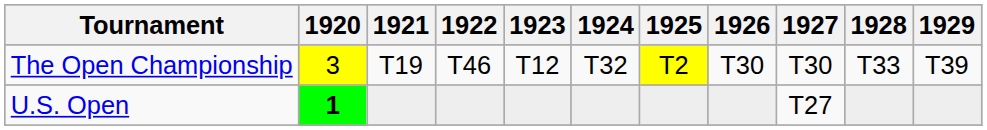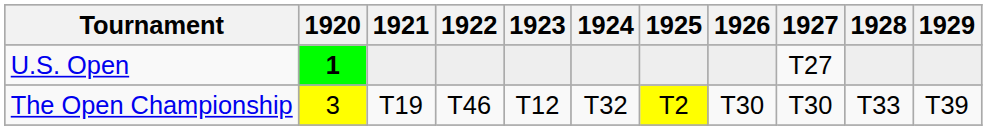rows swapped: (70, 105) <-> (152, 65)
